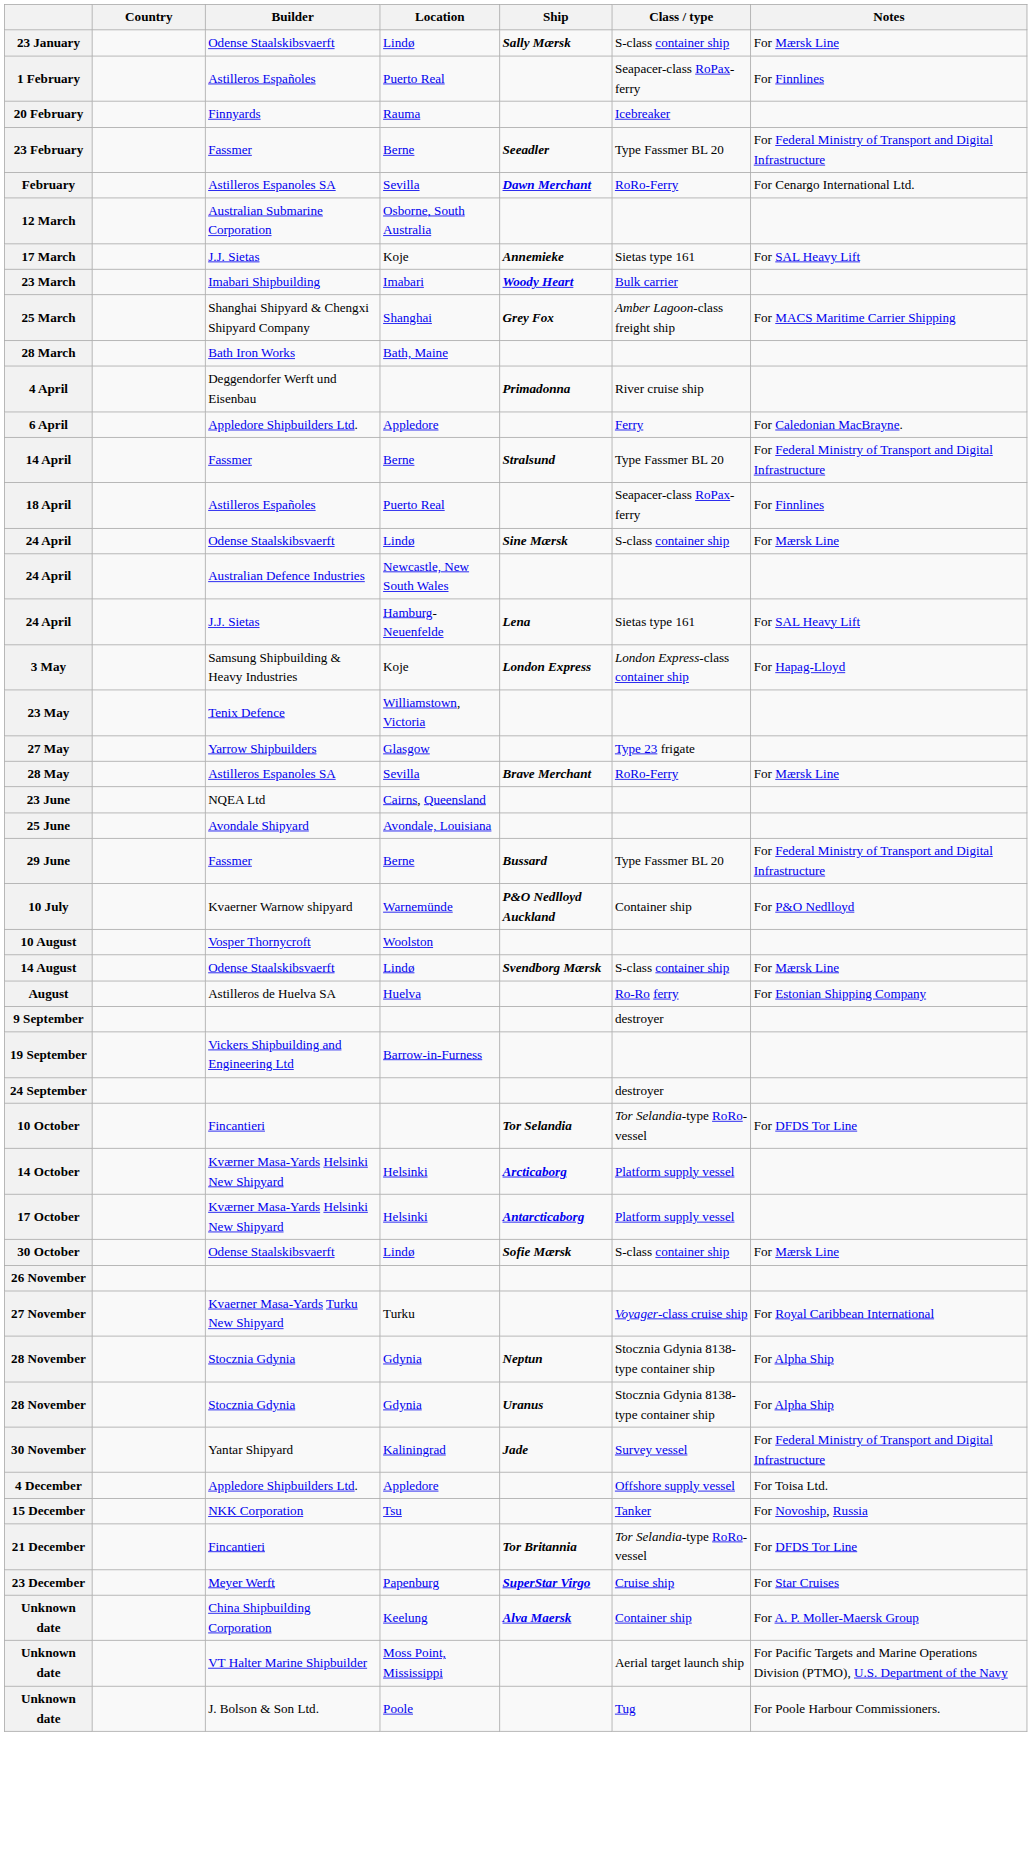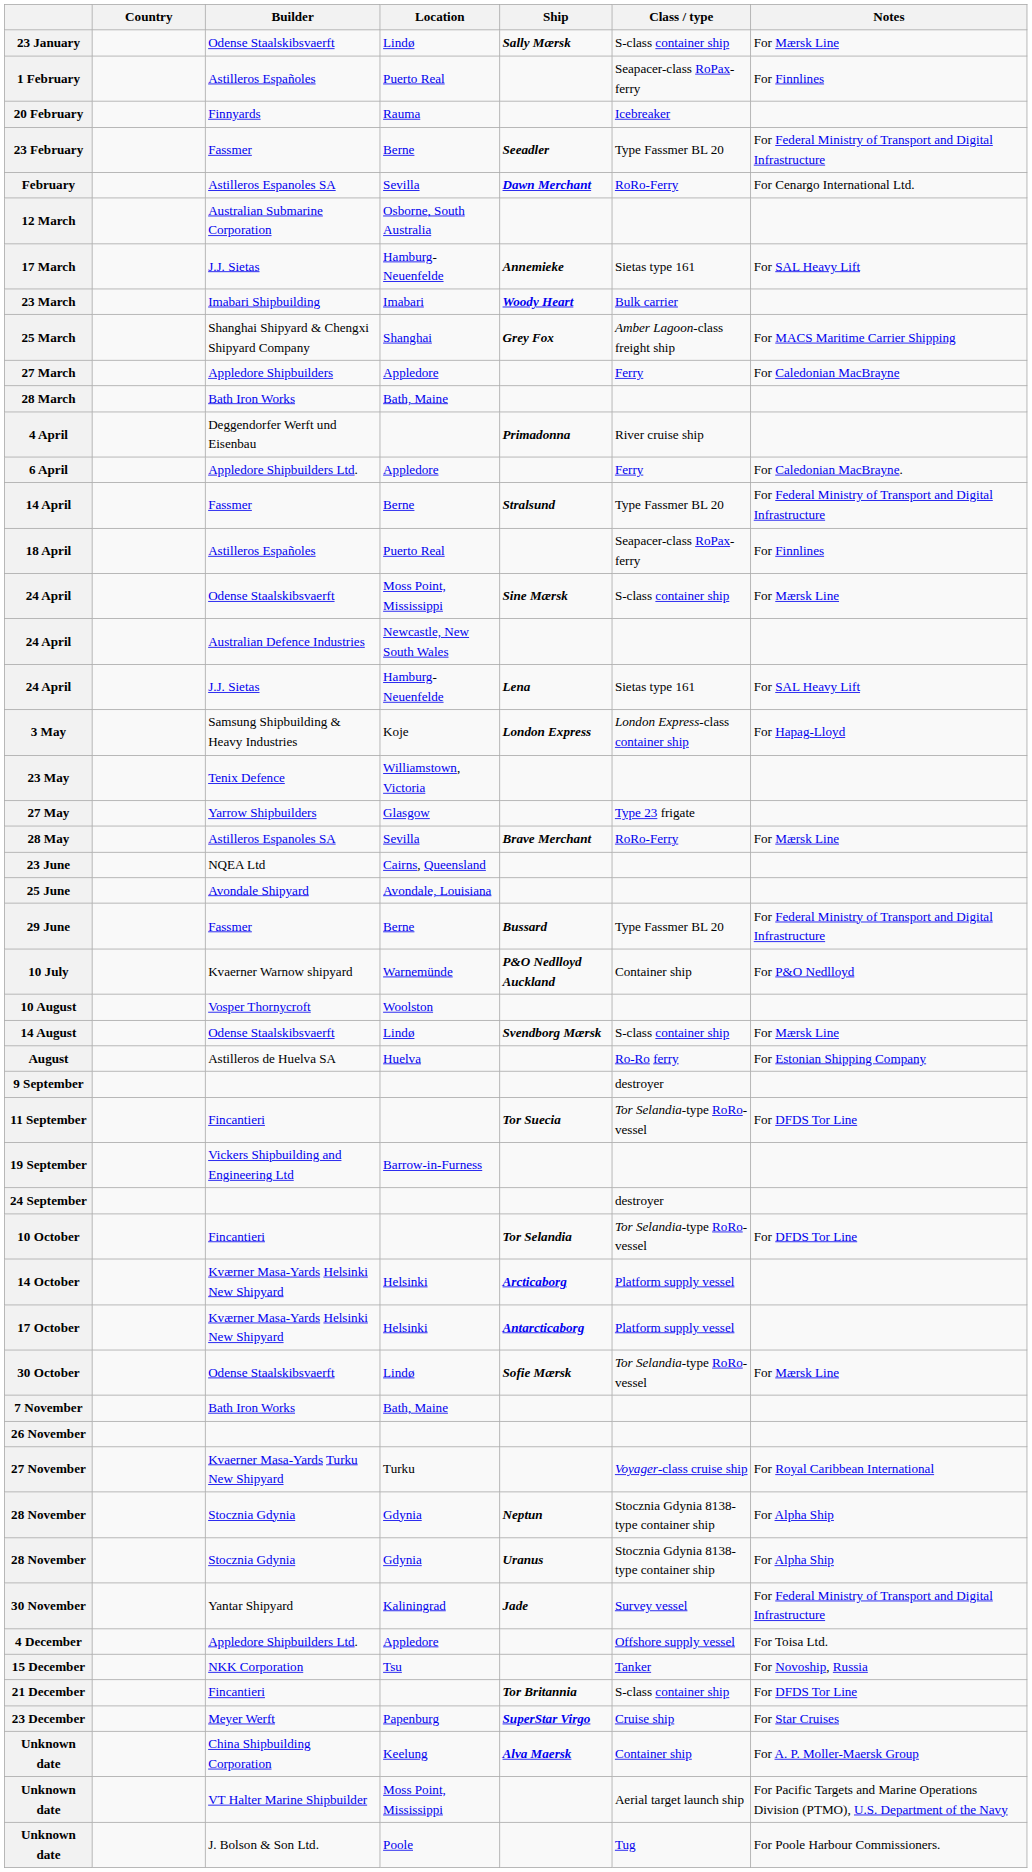(396, 256) Koje -> (413, 266) Hamburg-Neuenfelde
+ row: (48, 373)
(399, 541) Lindø -> (414, 596) Moss Point, Mississippi
+ row: (48, 1119)
(672, 1252) S-class container ship -> (681, 1372) Tor Selandia-type RoRo-vessel
+ row: (48, 1408)
(681, 1546) Tor Selandia-type RoRo-vessel -> (672, 1692) S-class container ship
